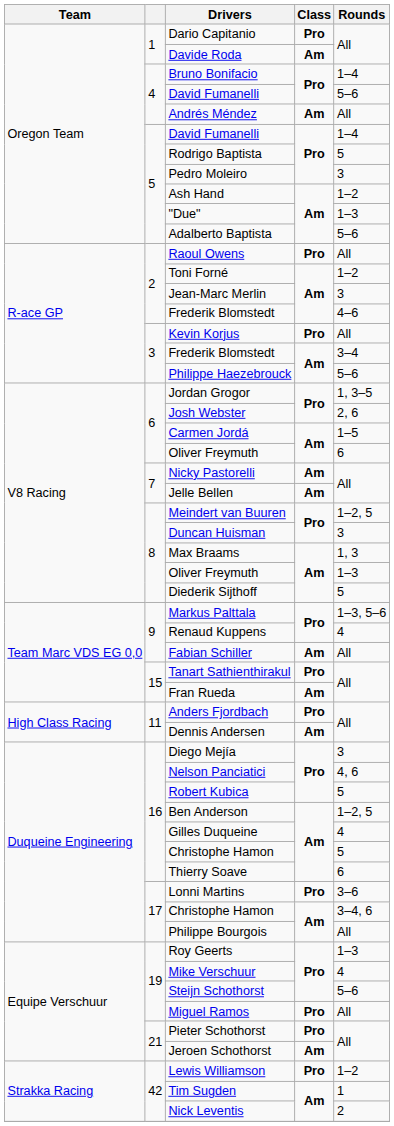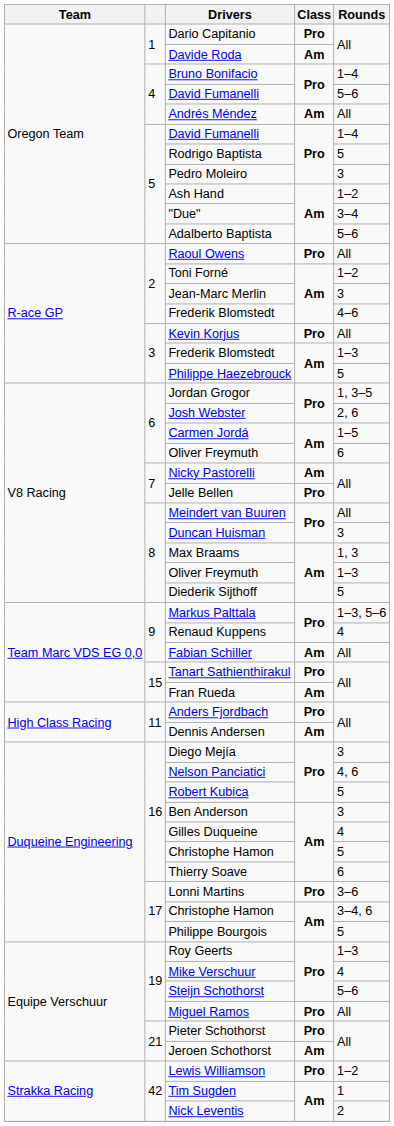(348, 213) 1–3 -> (348, 213) 3–4
(348, 353) 3–4 -> (348, 353) 1–3
(348, 373) 5–6 -> (341, 373) 5
(314, 493) Am -> (314, 493) Pro
(355, 512) 1–2, 5 -> (344, 512) All
(355, 812) 1–2, 5 -> (341, 812) 3
(344, 931) All -> (341, 931) 5
